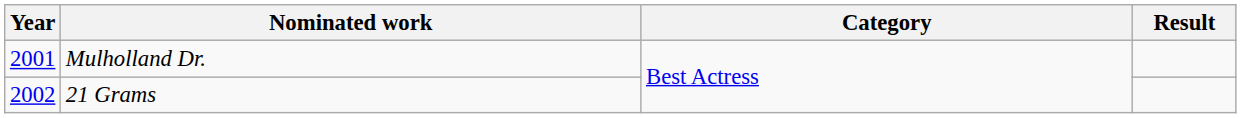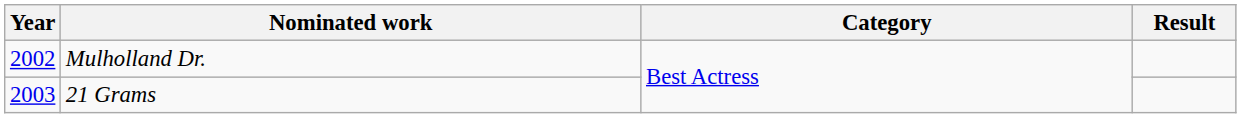(33, 58) 2001 -> (33, 58) 2002
(33, 94) 2002 -> (33, 94) 2003
